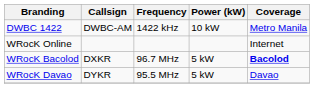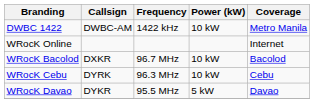(203, 59) 5 kW -> (205, 59) 10 kW
(269, 59) bold -> (268, 59) normal
+ row: (37, 75)
